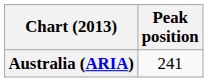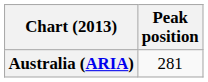(170, 63) 241 -> (170, 63) 281
